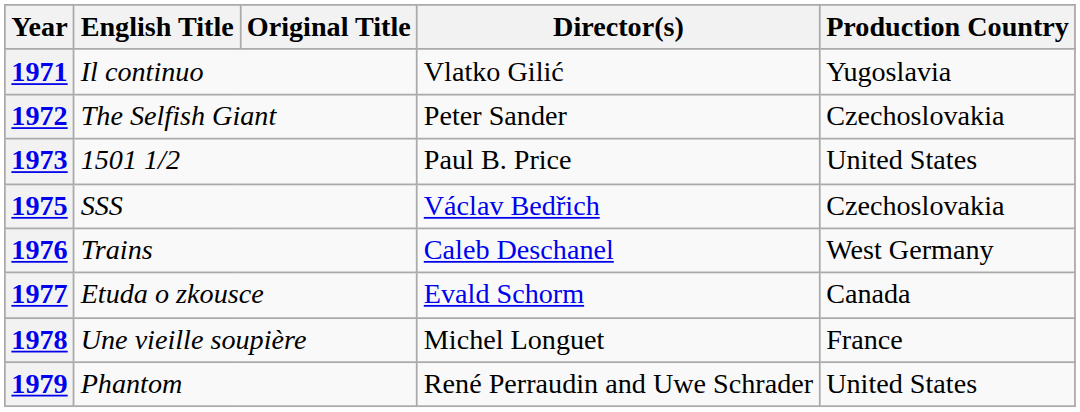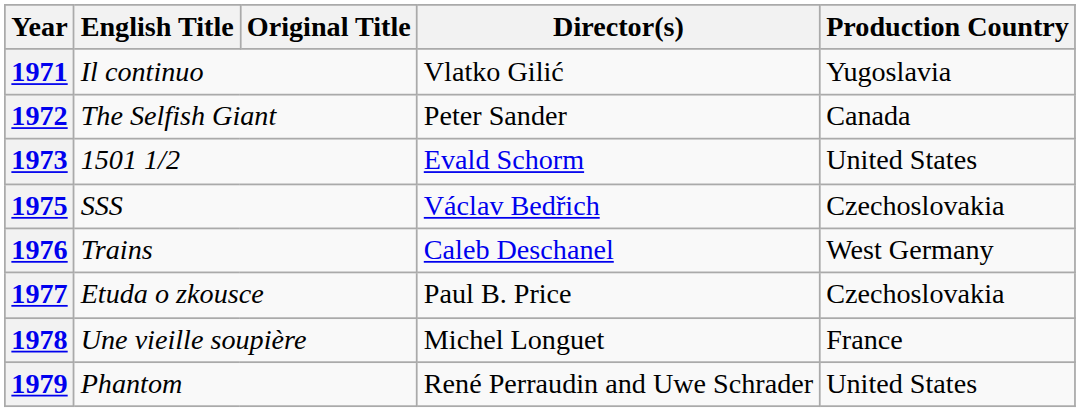(915, 116) Czechoslovakia -> (868, 116) Canada
(498, 160) Paul B. Price -> (504, 160) Evald Schorm
(504, 294) Evald Schorm -> (498, 294) Paul B. Price
(868, 294) Canada -> (915, 294) Czechoslovakia
